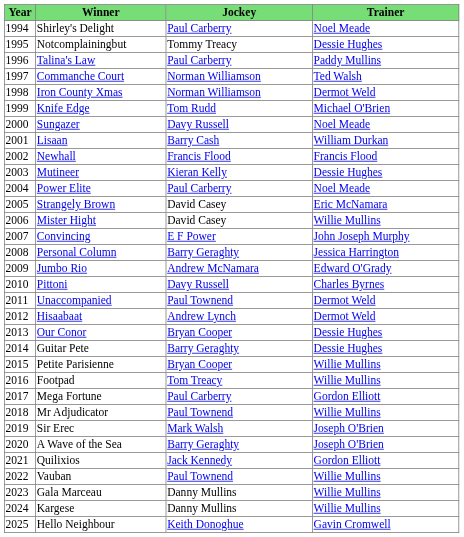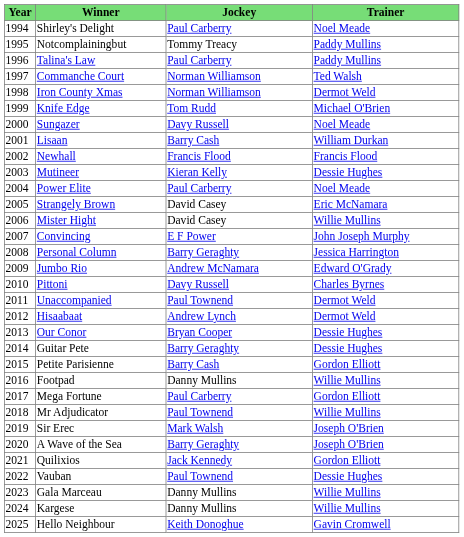(348, 44) Dessie Hughes -> (347, 44) Paddy Mullins
(200, 364) Bryan Cooper -> (193, 364) Barry Cash
(347, 364) Willie Mullins -> (347, 364) Gordon Elliott
(195, 380) Tom Treacy -> (202, 380) Danny Mullins
(347, 476) Willie Mullins -> (348, 476) Dessie Hughes
